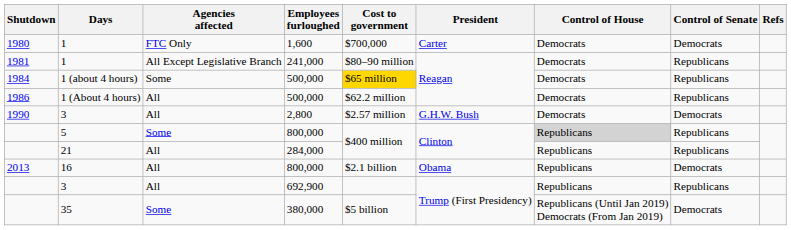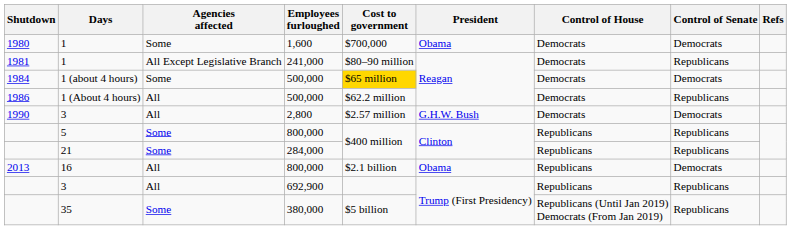(169, 43) FTC Only -> (159, 43) Some
(433, 43) Carter -> (435, 43) Obama
(701, 79) Republicans -> (698, 79) Democrats
(565, 132) lightgrey background -> (565, 132) no background
(153, 150) All -> (159, 150) Some
(698, 209) Democrats -> (701, 209) Republicans
